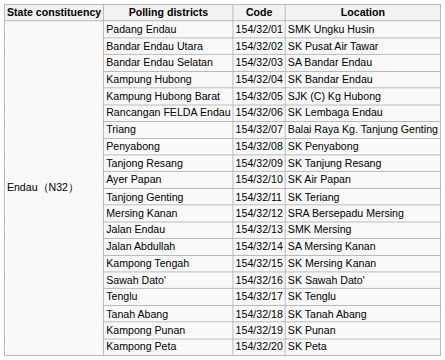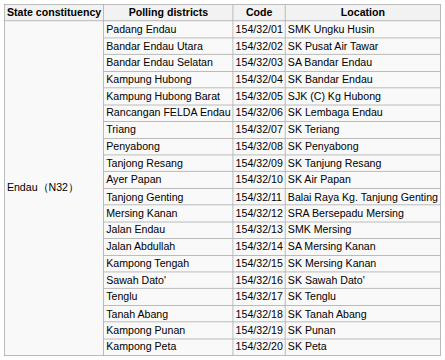(363, 129) Balai Raya Kg. Tanjung Genting -> (314, 129) SK Teriang
(314, 196) SK Teriang -> (363, 196) Balai Raya Kg. Tanjung Genting
